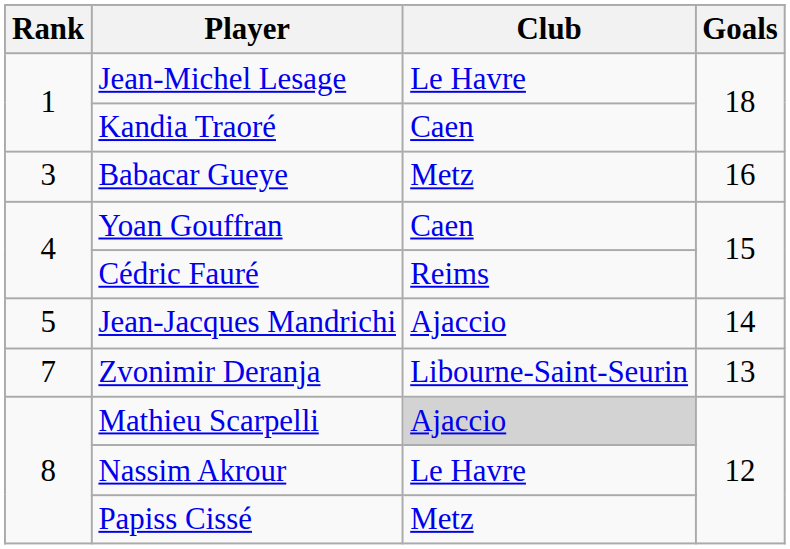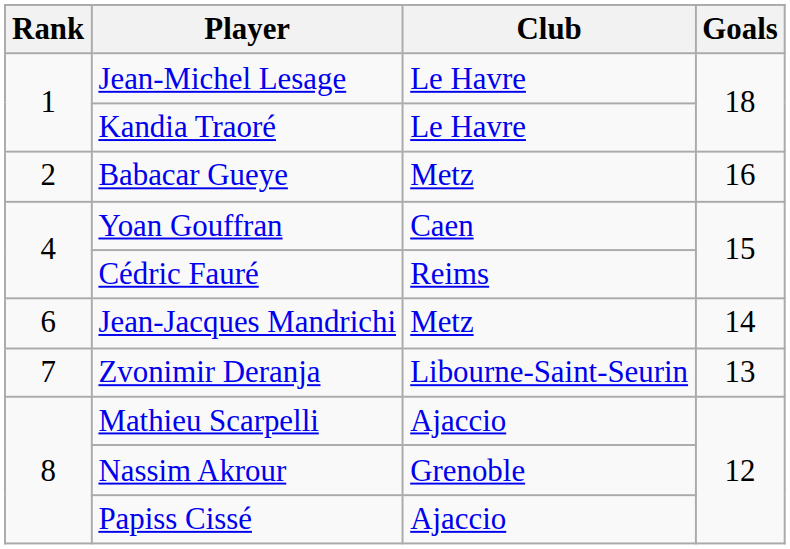(442, 126) Caen -> (468, 126) Le Havre
(48, 175) 3 -> (48, 175) 2
(48, 322) 5 -> (48, 322) 6
(458, 322) Ajaccio -> (442, 322) Metz
(458, 420) lightgrey background -> (458, 420) no background
(468, 469) Le Havre -> (468, 469) Grenoble
(442, 518) Metz -> (458, 518) Ajaccio
